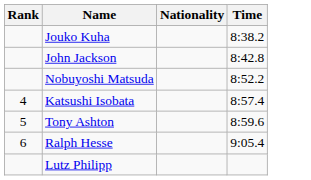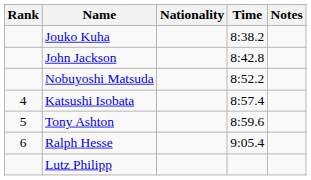+ column: (287, 15)
